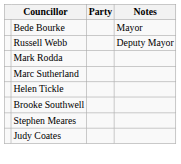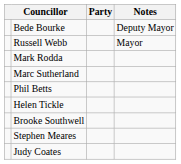(130, 27) Mayor -> (145, 27) Deputy Mayor
(145, 43) Deputy Mayor -> (130, 43) Mayor
+ row: (33, 89)
